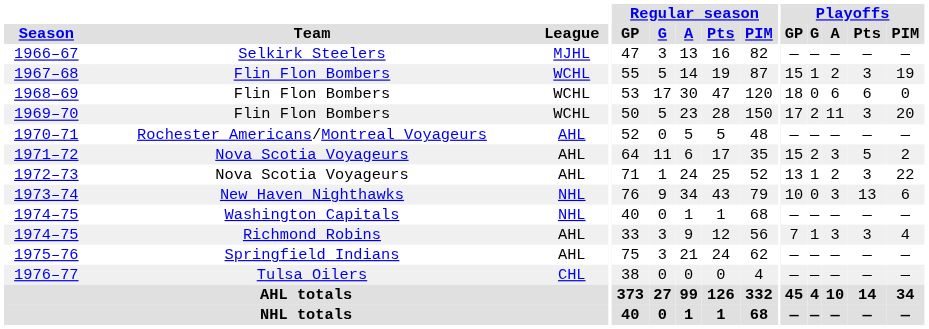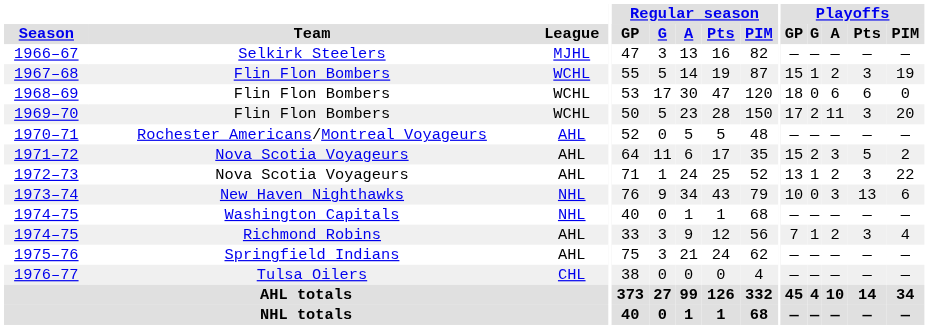(835, 235) 3 -> (835, 235) 2
